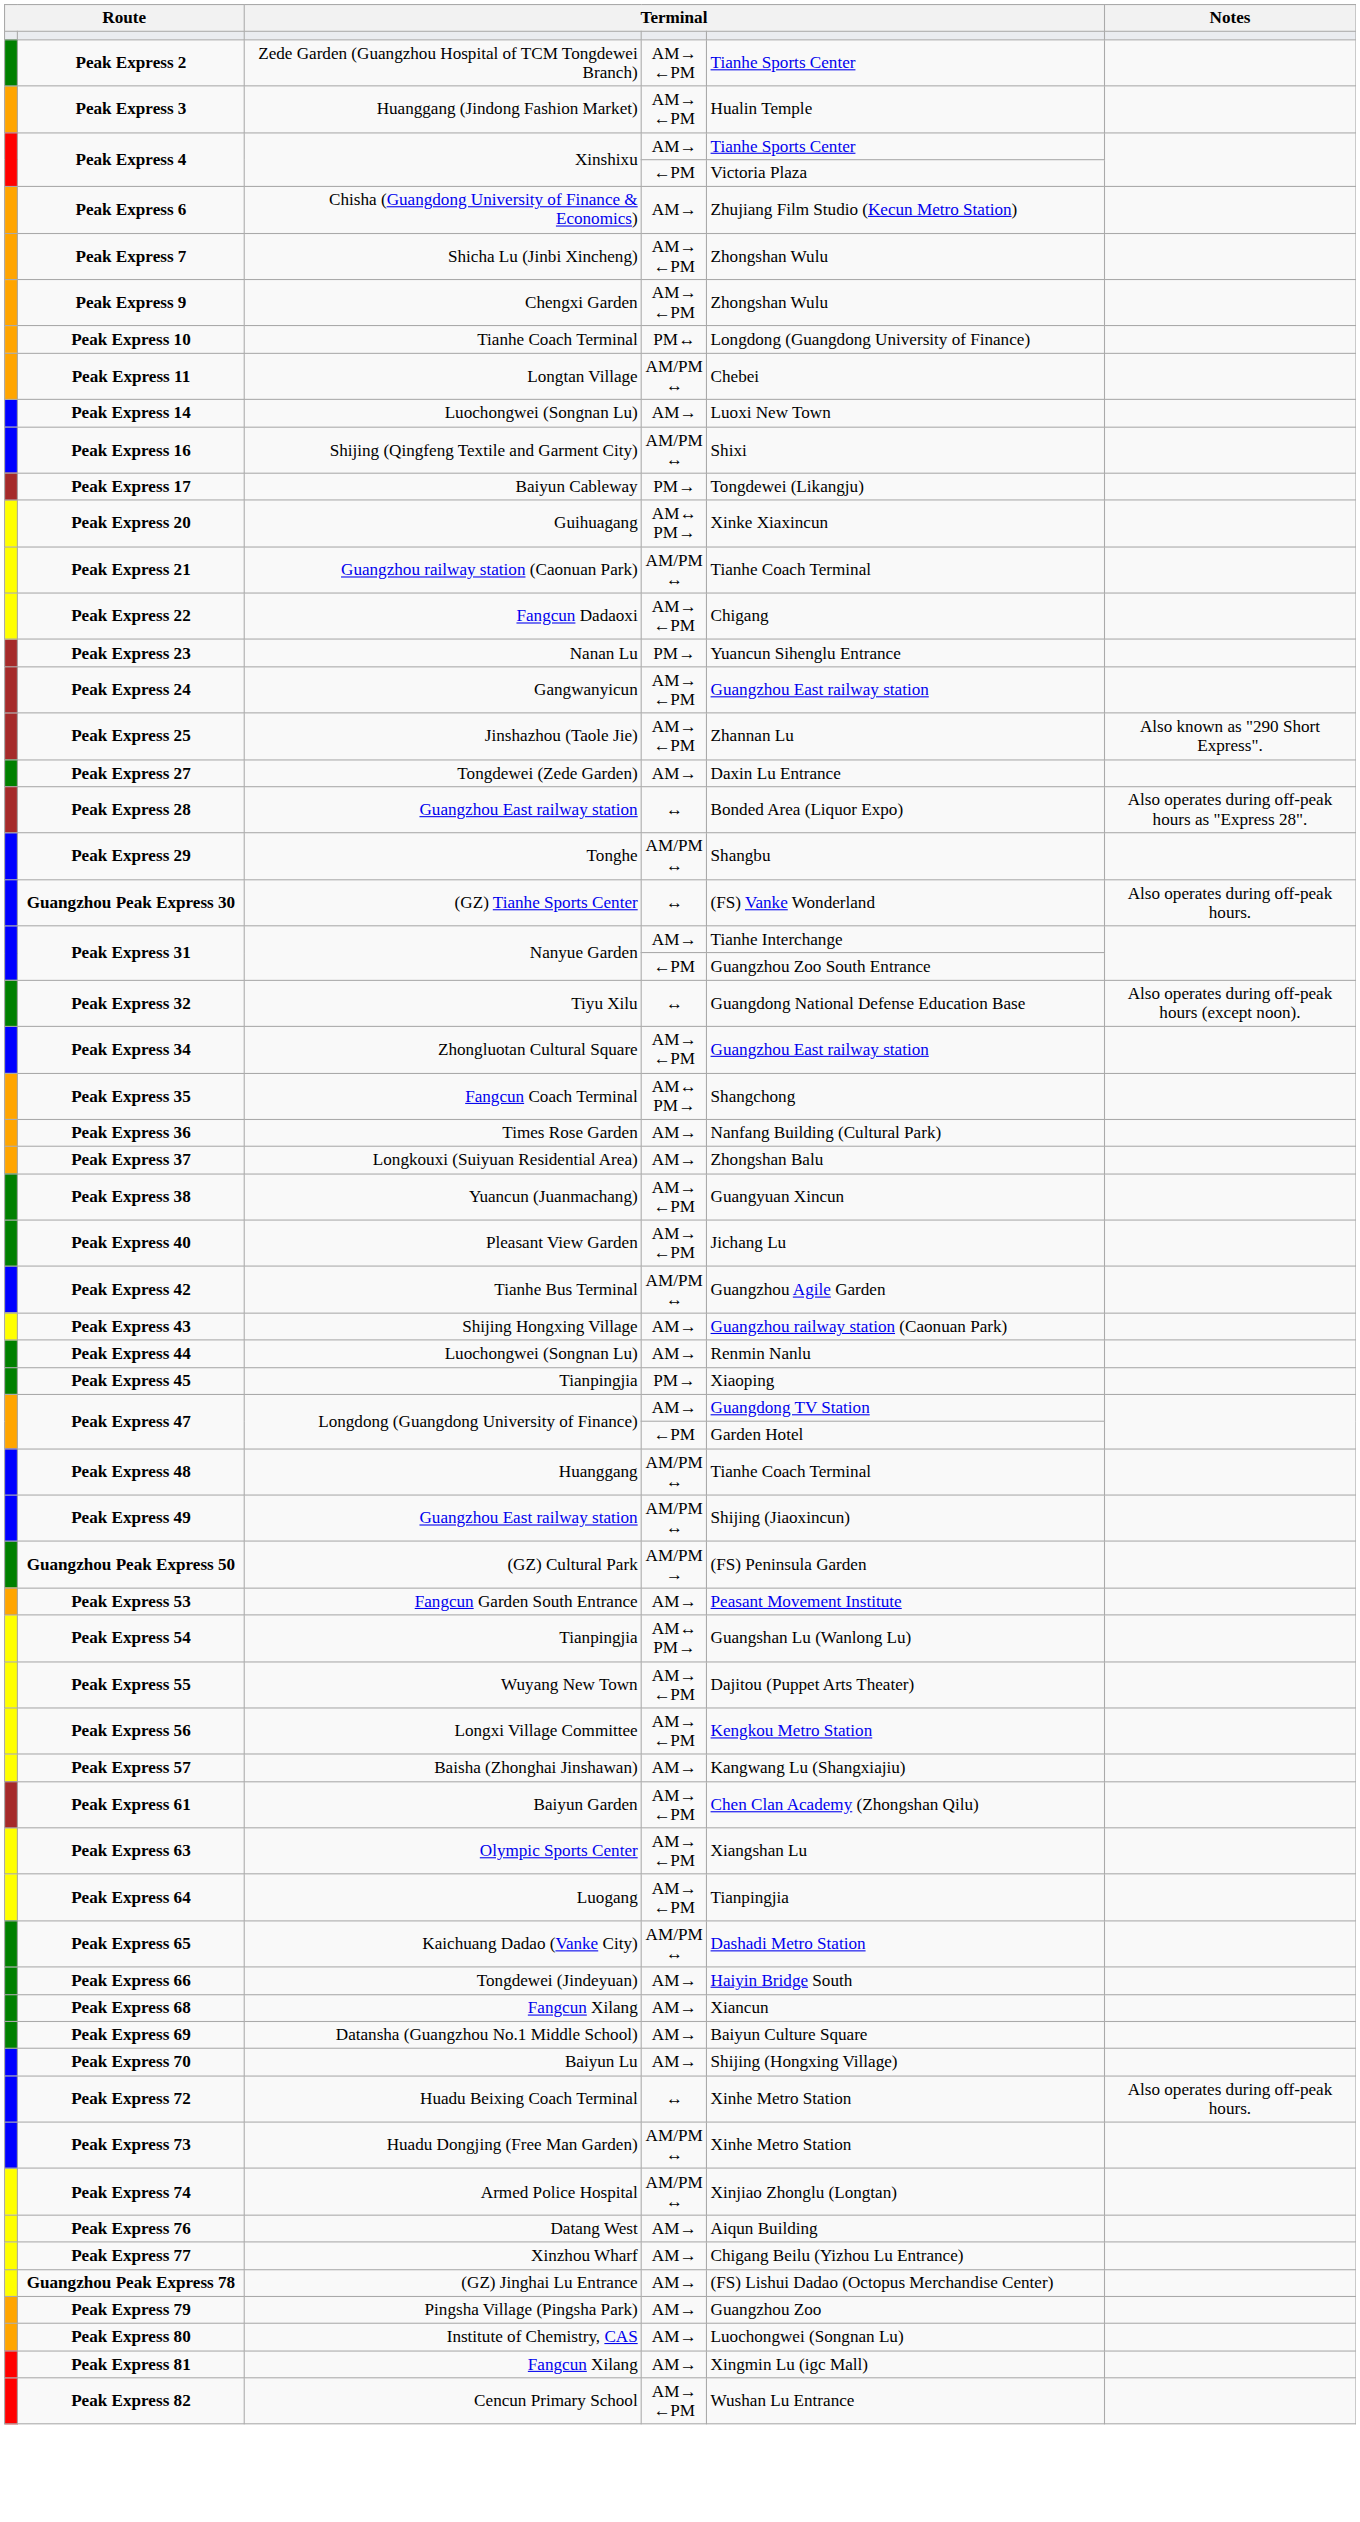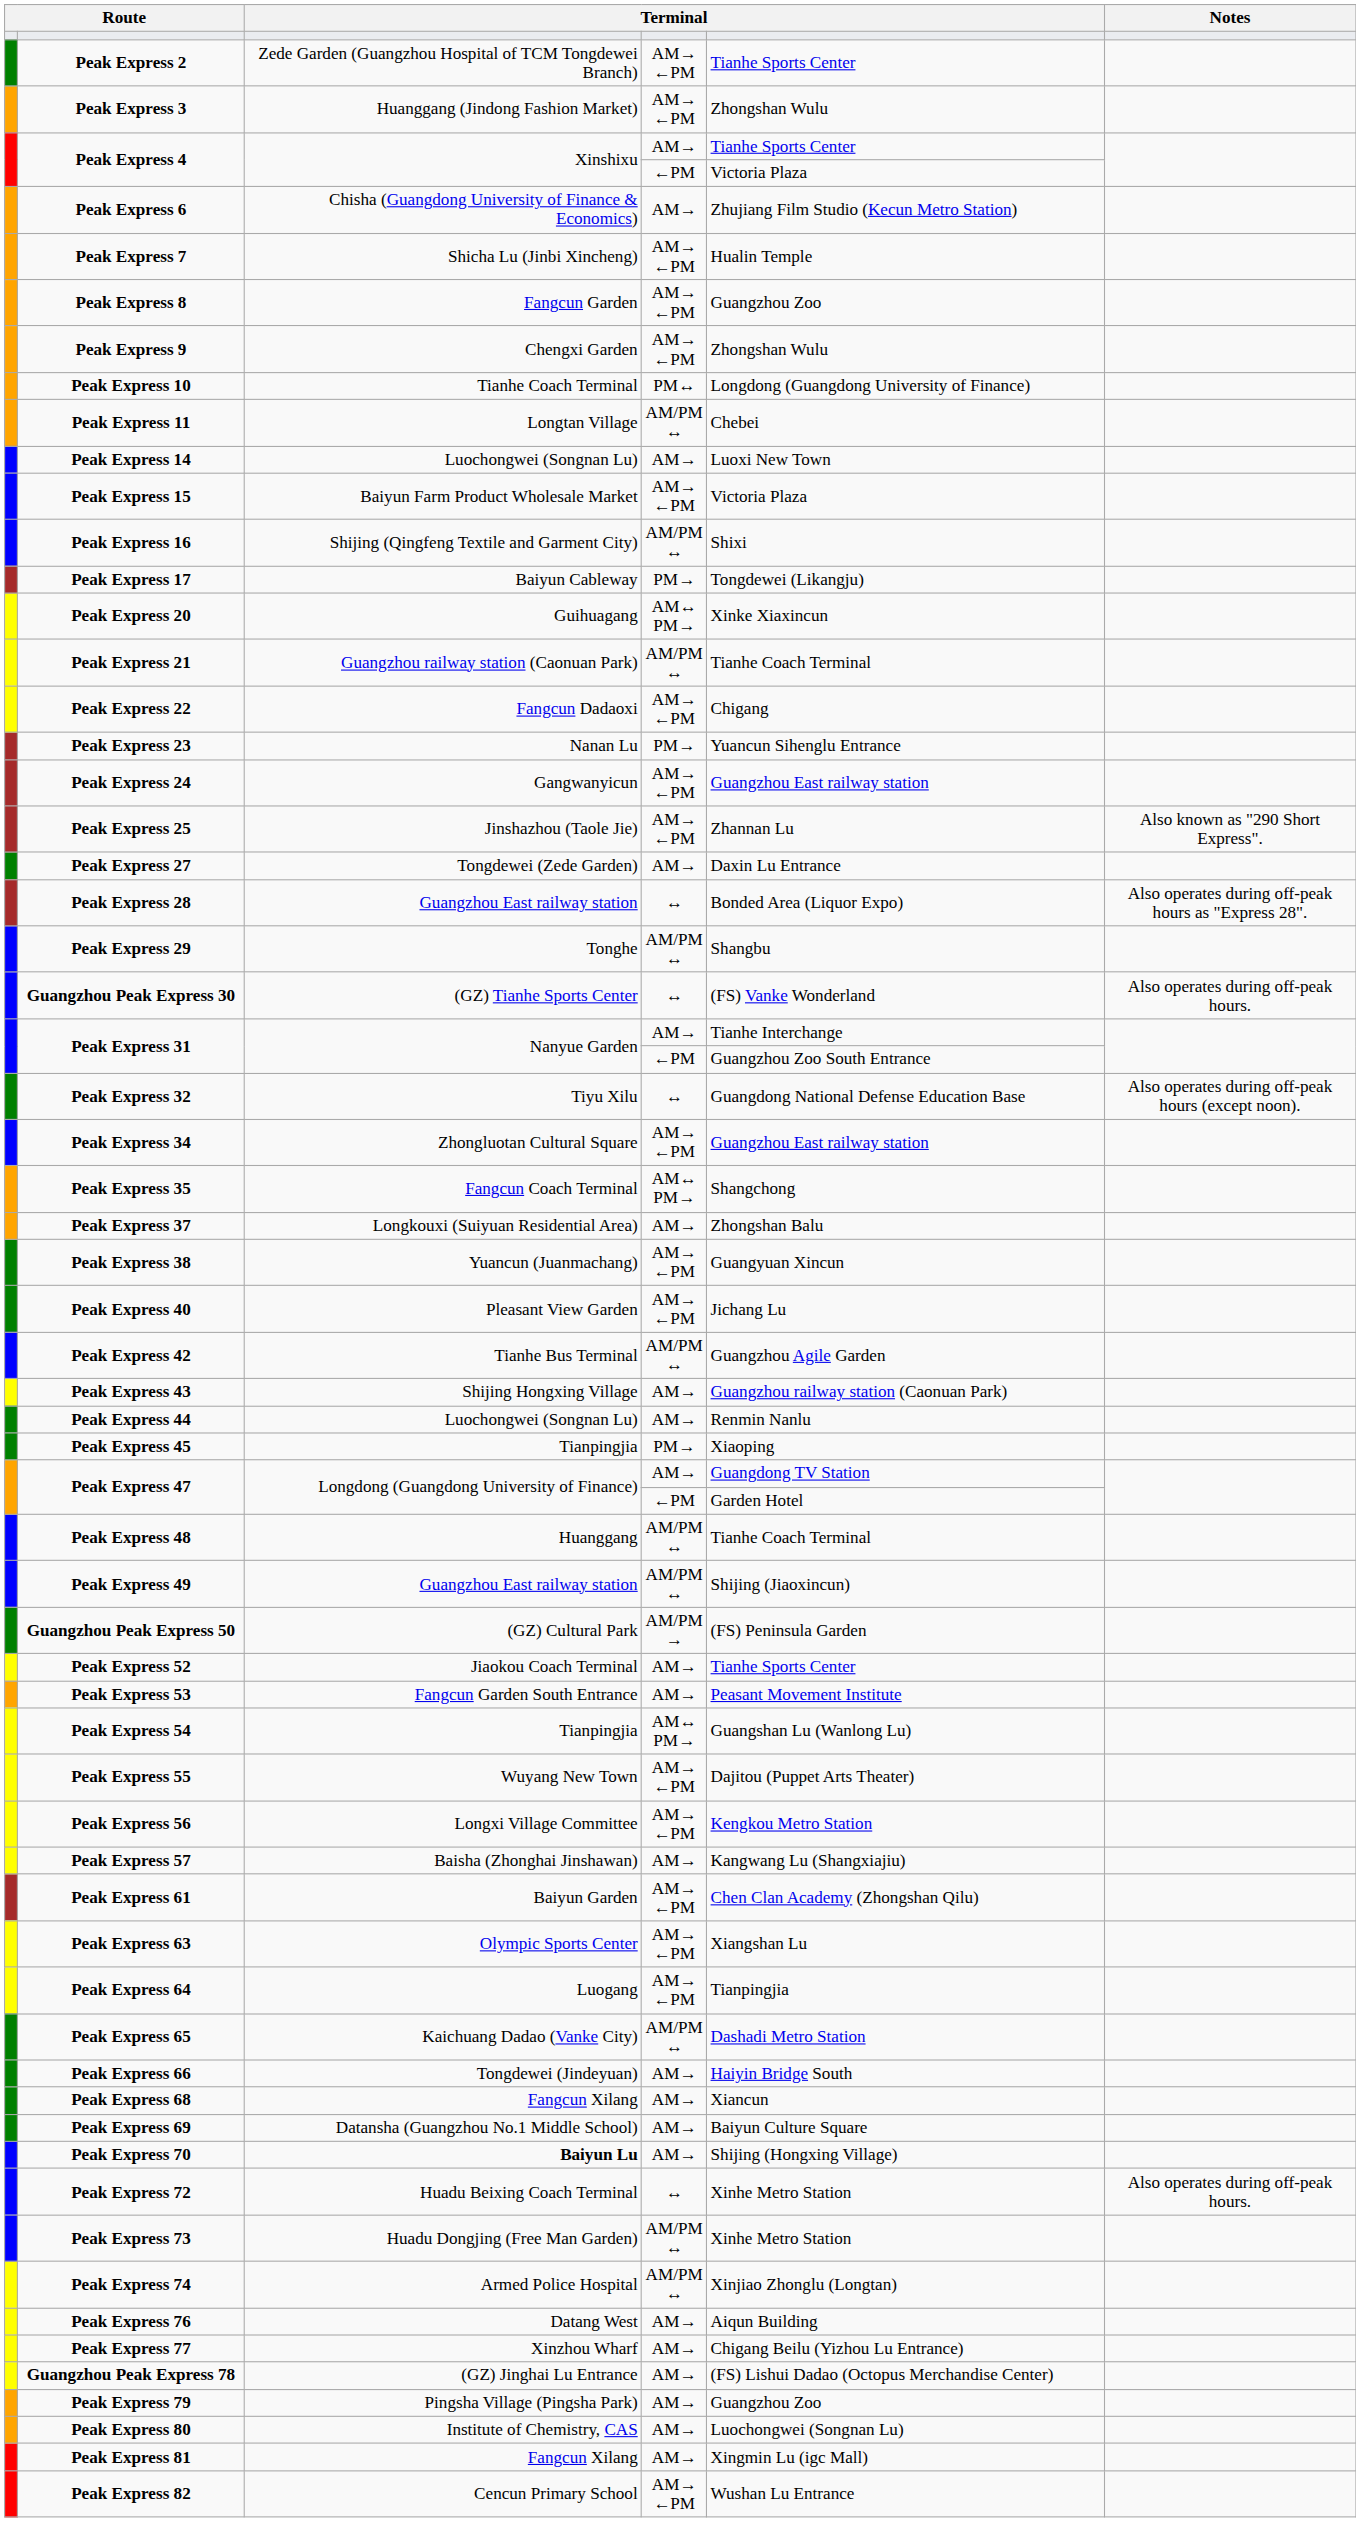(761, 109) Hualin Temple -> (769, 109) Zhongshan Wulu
(769, 256) Zhongshan Wulu -> (761, 256) Hualin Temple
+ row: (131, 302)
+ row: (131, 496)
- row: (131, 1132)
+ row: (131, 1667)
(601, 2062) normal -> (599, 2154) bold
